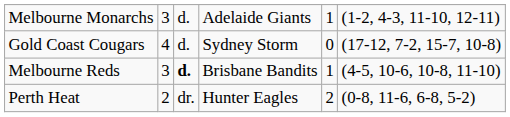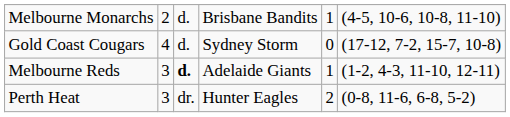(165, 17) 3 -> (165, 17) 2
(257, 17) Adelaide Giants -> (260, 17) Brisbane Bandits
(421, 17) (1-2, 4-3, 11-10, 12-11) -> (421, 17) (4-5, 10-6, 10-8, 11-10)
(260, 71) Brisbane Bandits -> (257, 71) Adelaide Giants
(421, 71) (4-5, 10-6, 10-8, 11-10) -> (421, 71) (1-2, 4-3, 11-10, 12-11)
(165, 97) 2 -> (165, 97) 3
